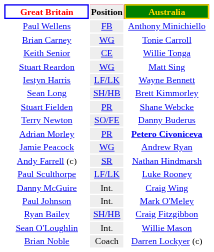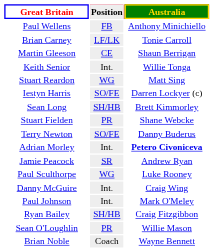(107, 39) WG -> (107, 39) LF/LK
+ row: (47, 53)
(107, 53) CE -> (107, 66) Int.
(107, 80) LF/LK -> (107, 93) SO/FE
(167, 80) Wayne Bennett -> (167, 93) Darren Lockyer (c)
(107, 134) PR -> (107, 147) Int.
(107, 147) WG -> (107, 160) SR
- row: (47, 160)
(107, 174) LF/LK -> (107, 174) WG
(107, 228) Int. -> (107, 228) PR
(167, 241) Darren Lockyer (c) -> (167, 241) Wayne Bennett
